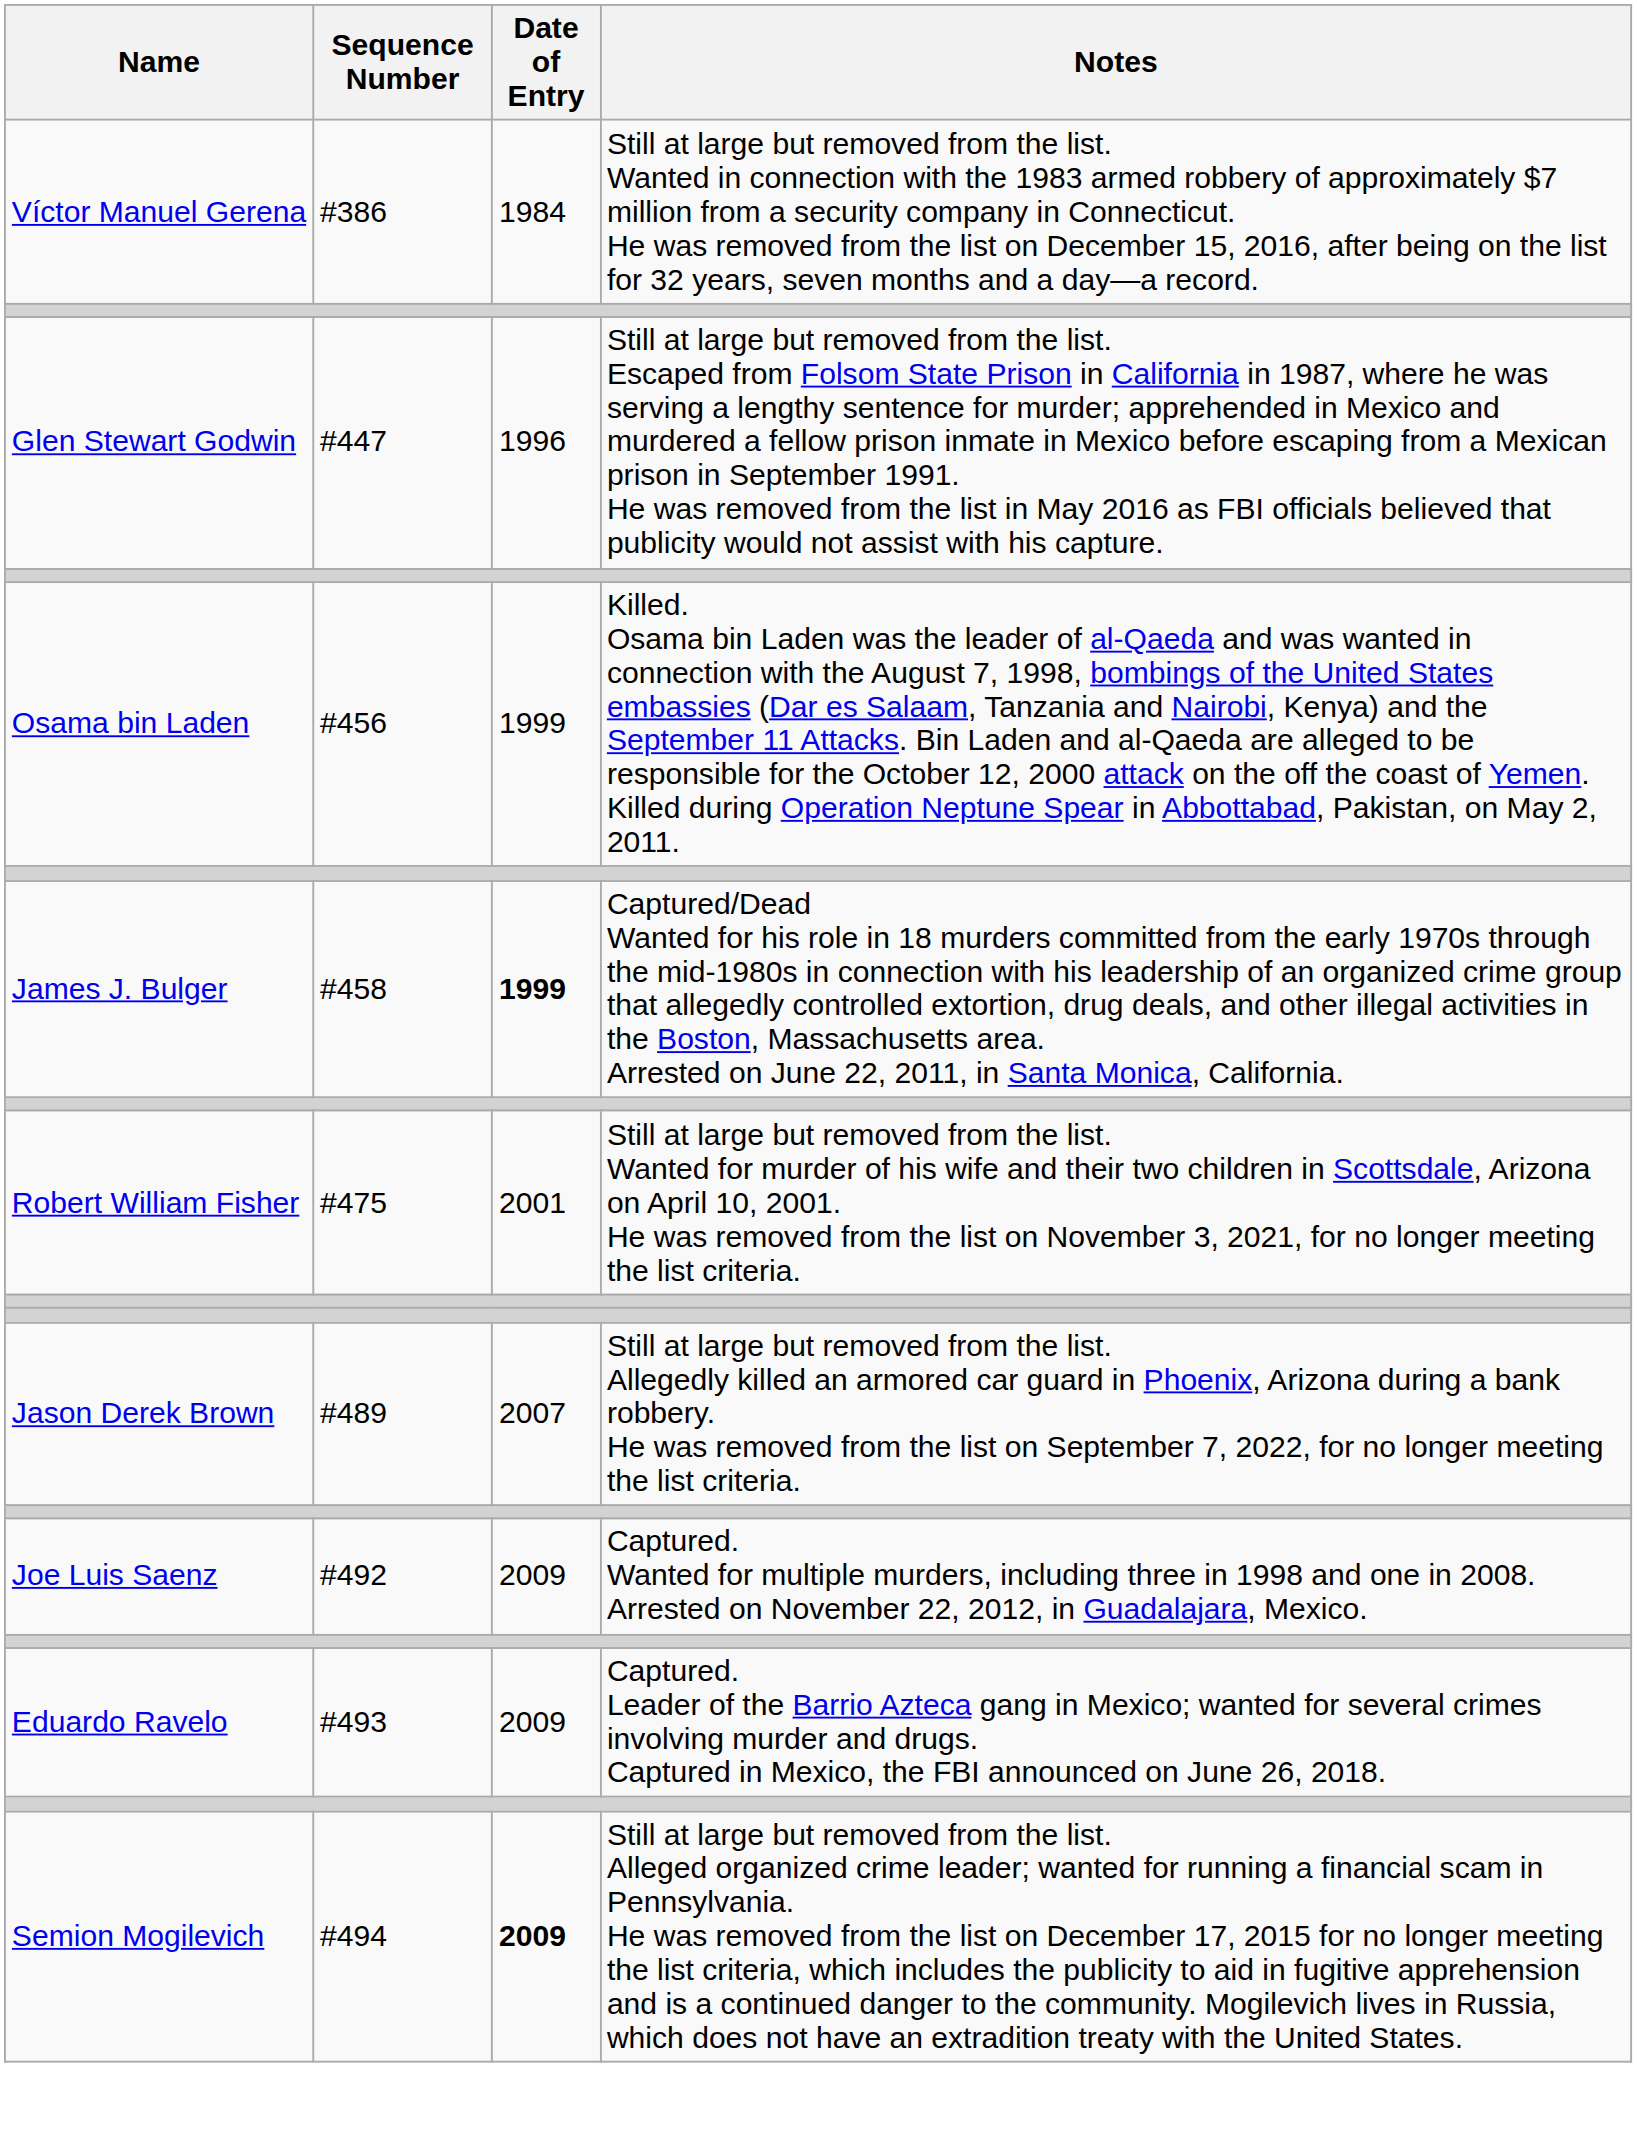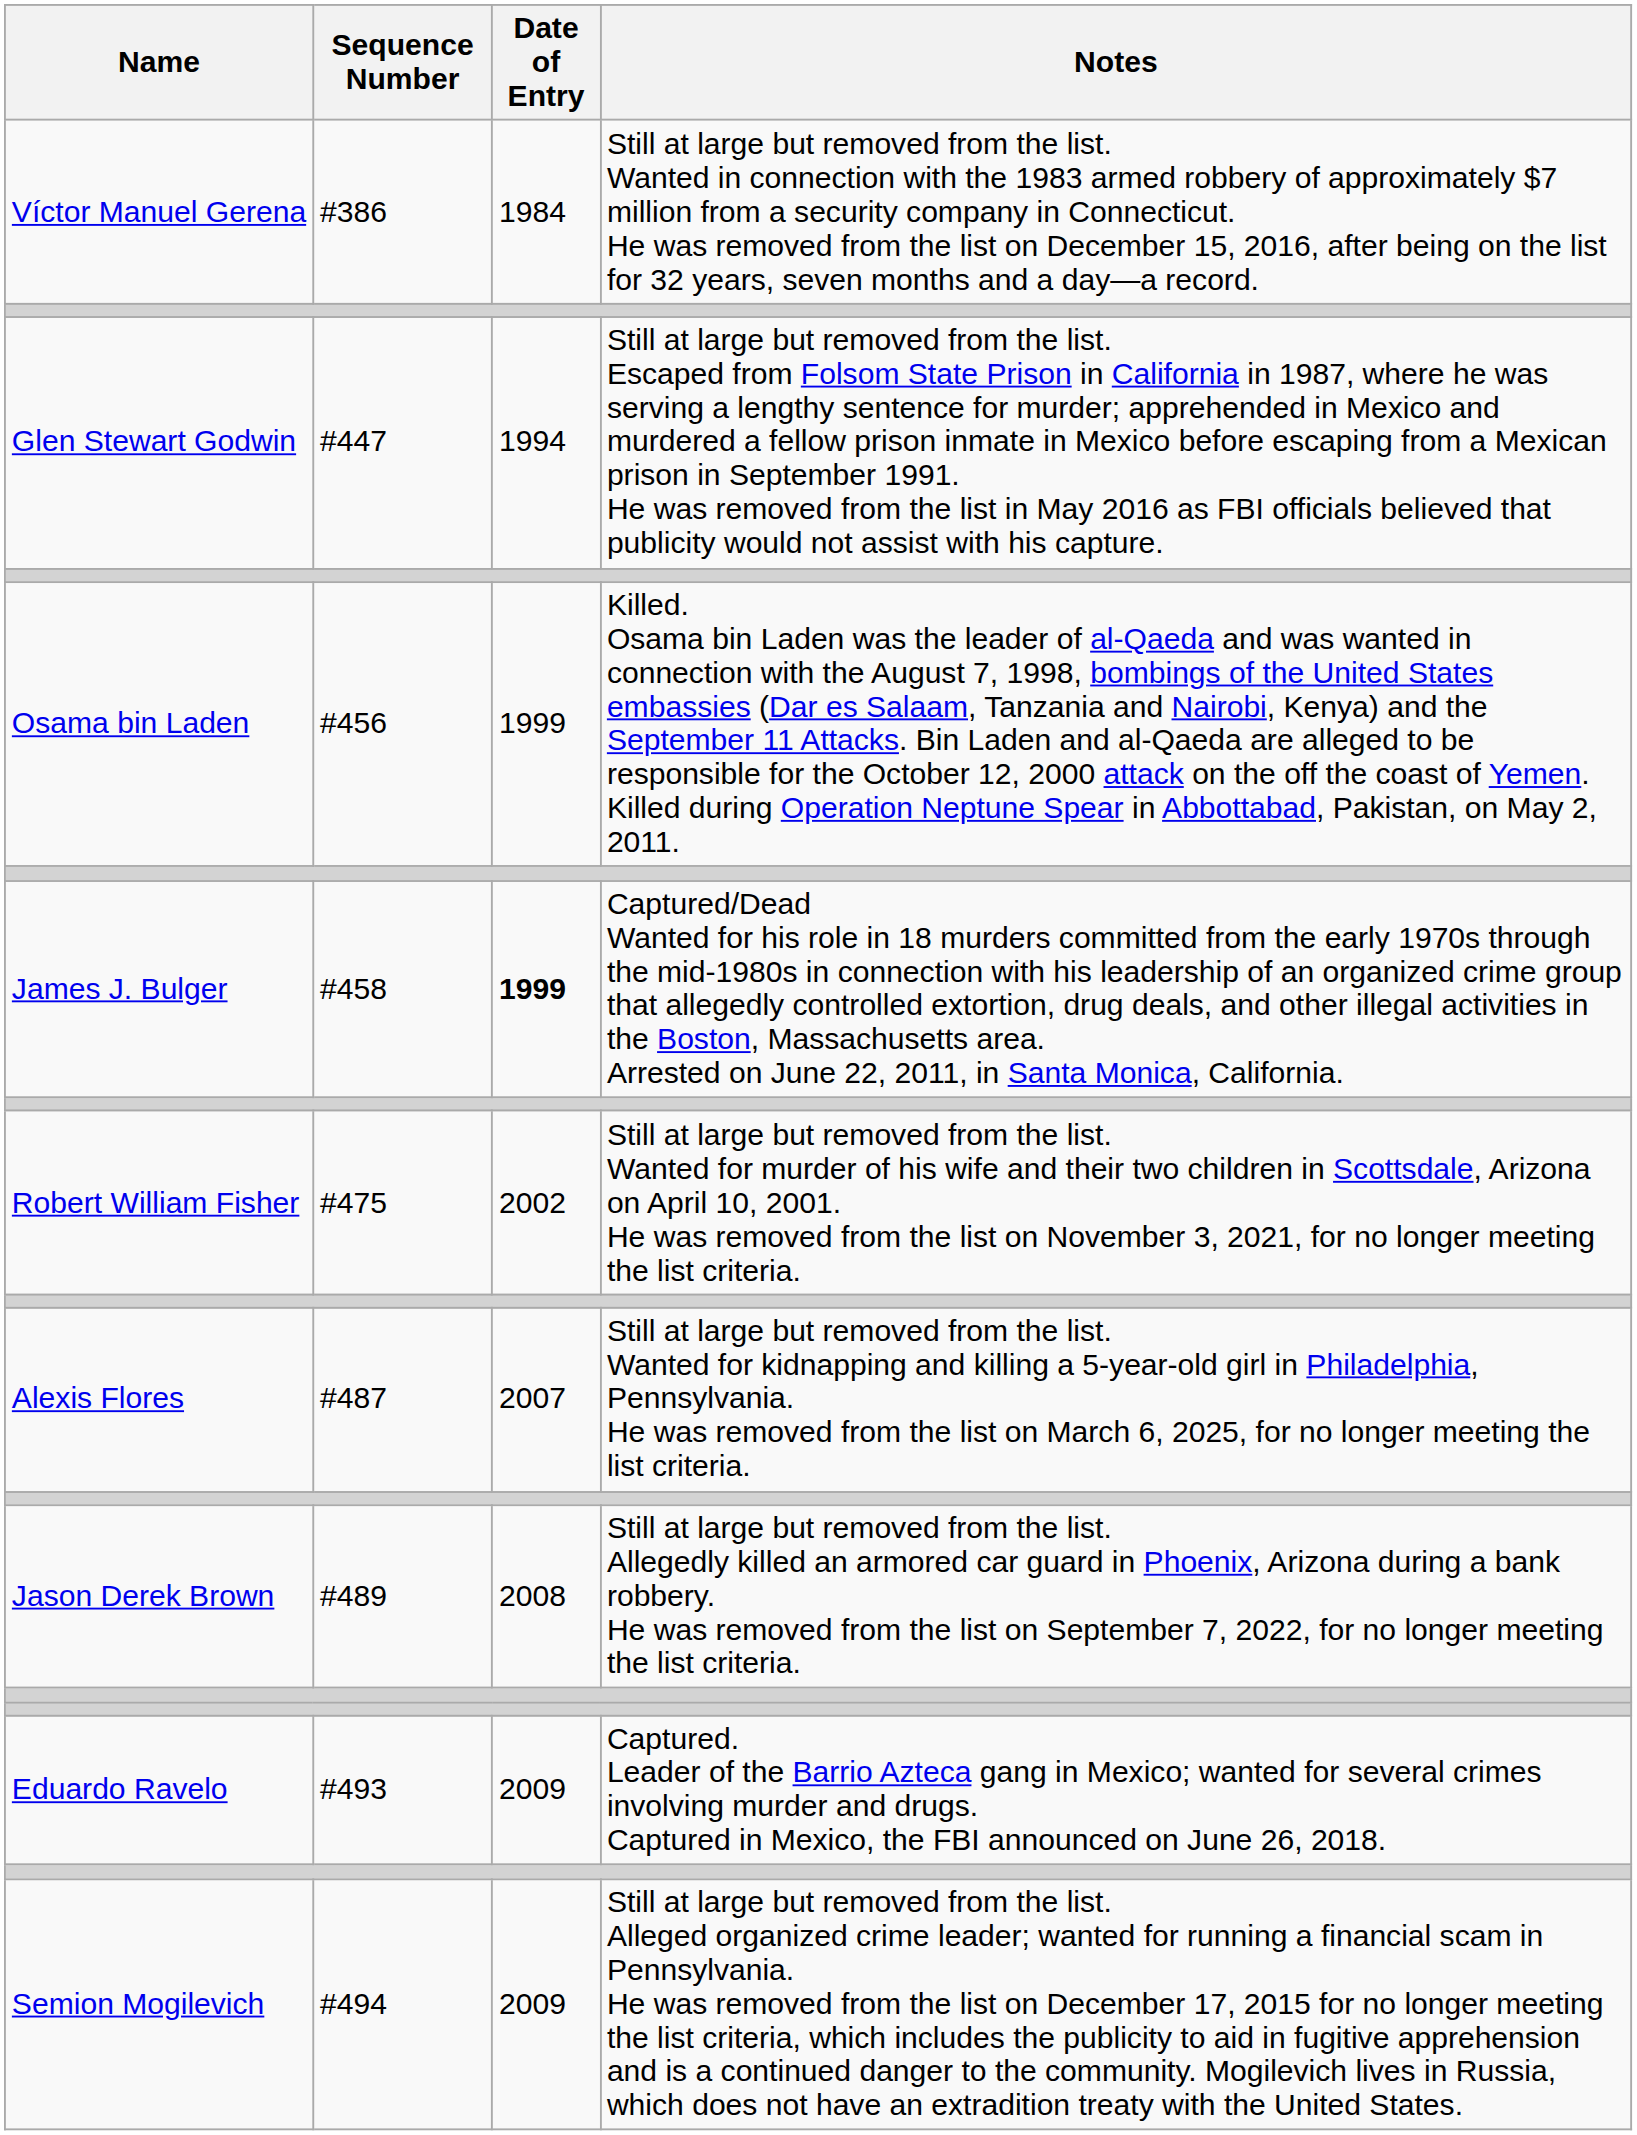(532, 442) 1996 -> (532, 442) 1994
(532, 1202) 2001 -> (532, 1202) 2002
+ row: (98, 1399)
(532, 1412) 2007 -> (532, 1596) 2008
- row: (115, 1576)
(532, 1936) bold -> (532, 2003) normal
